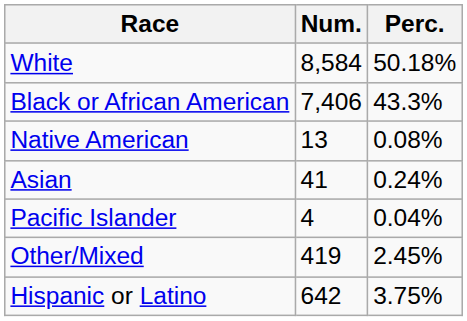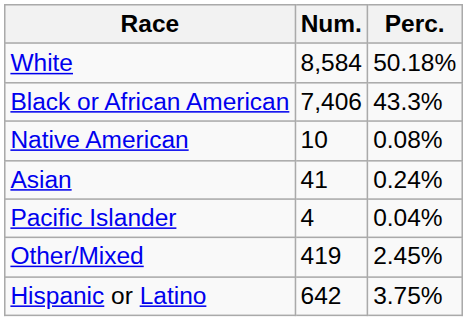(314, 140) 13 -> (314, 140) 10
